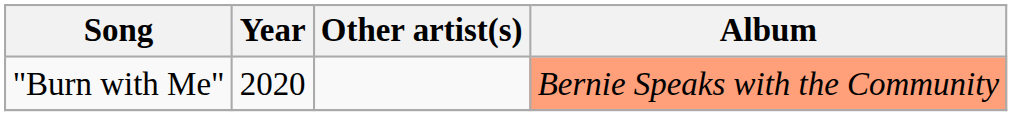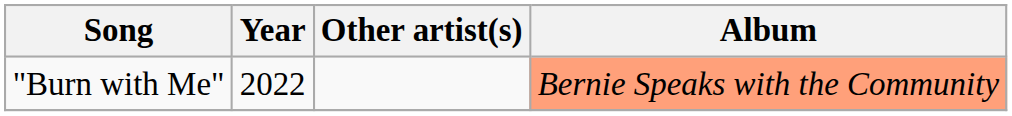(273, 82) 2020 -> (273, 82) 2022
